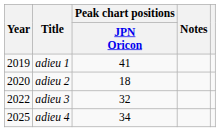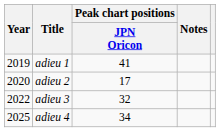(125, 81) 18 -> (125, 81) 17
